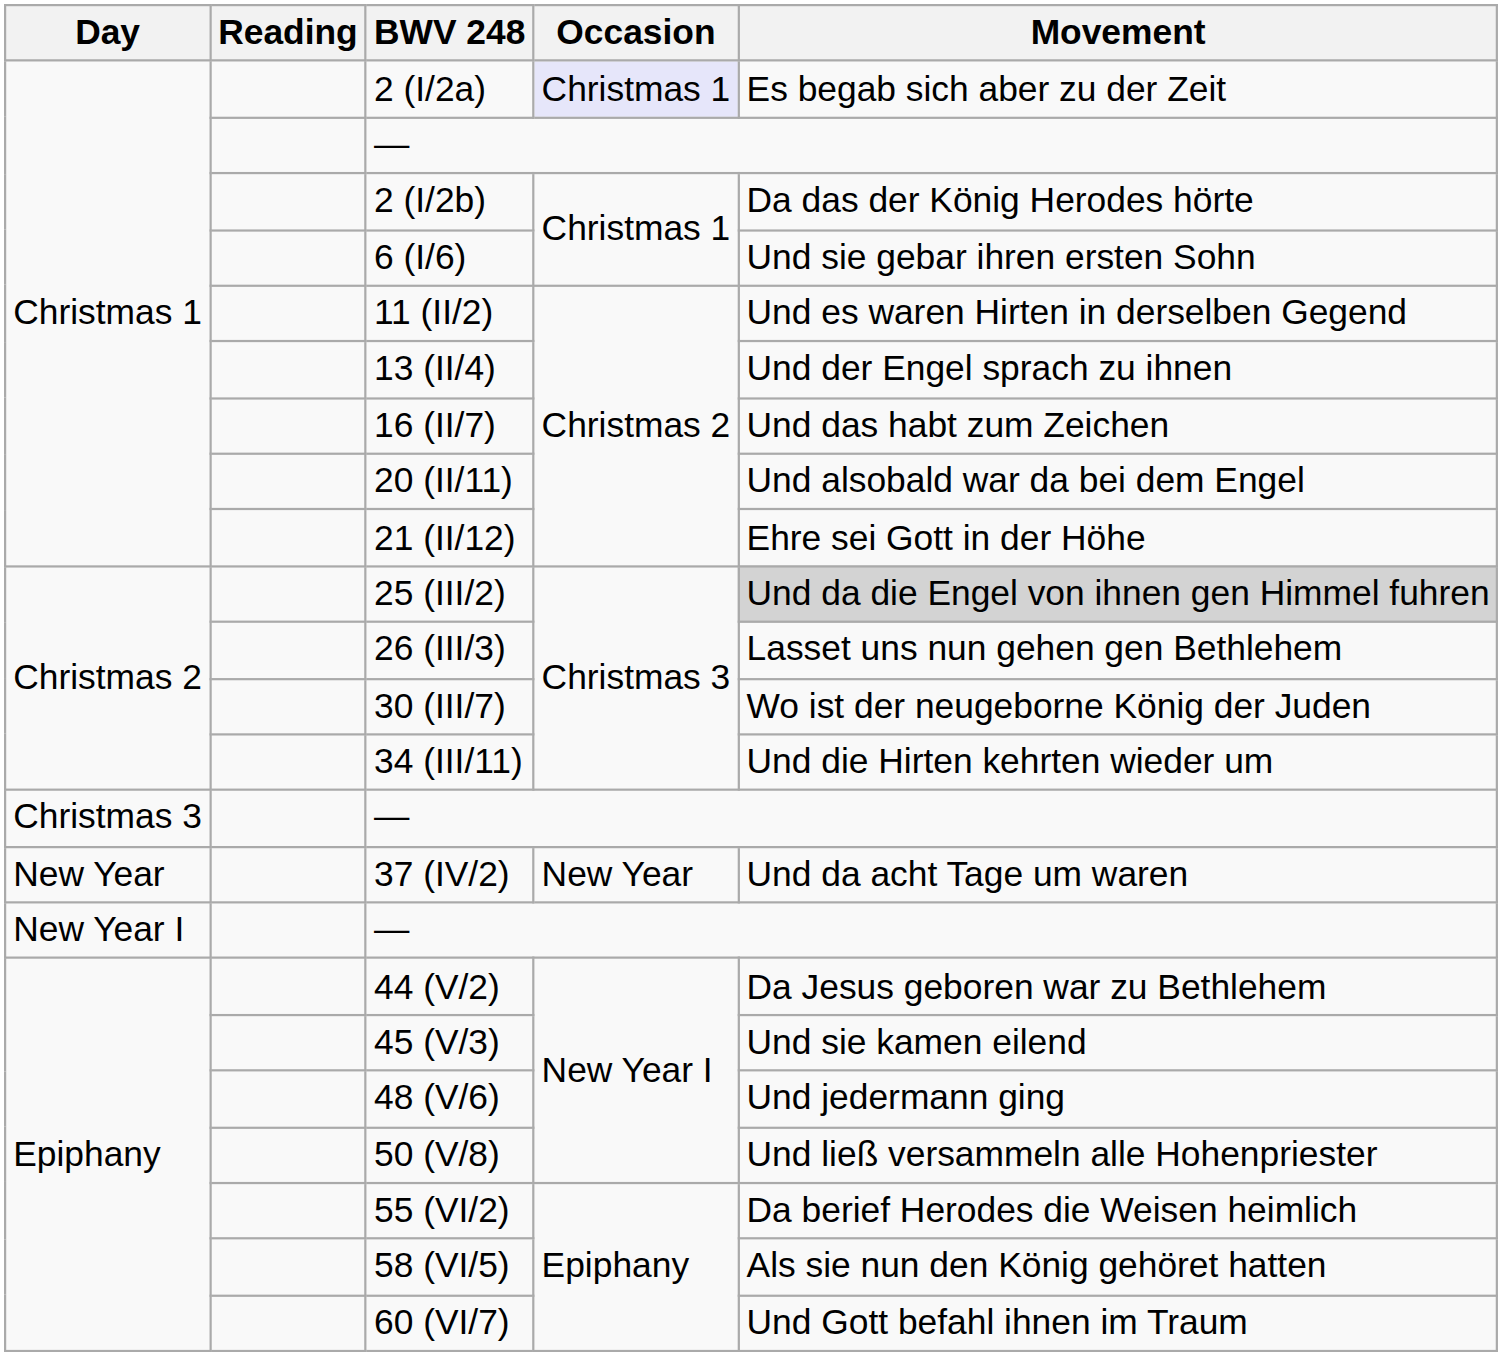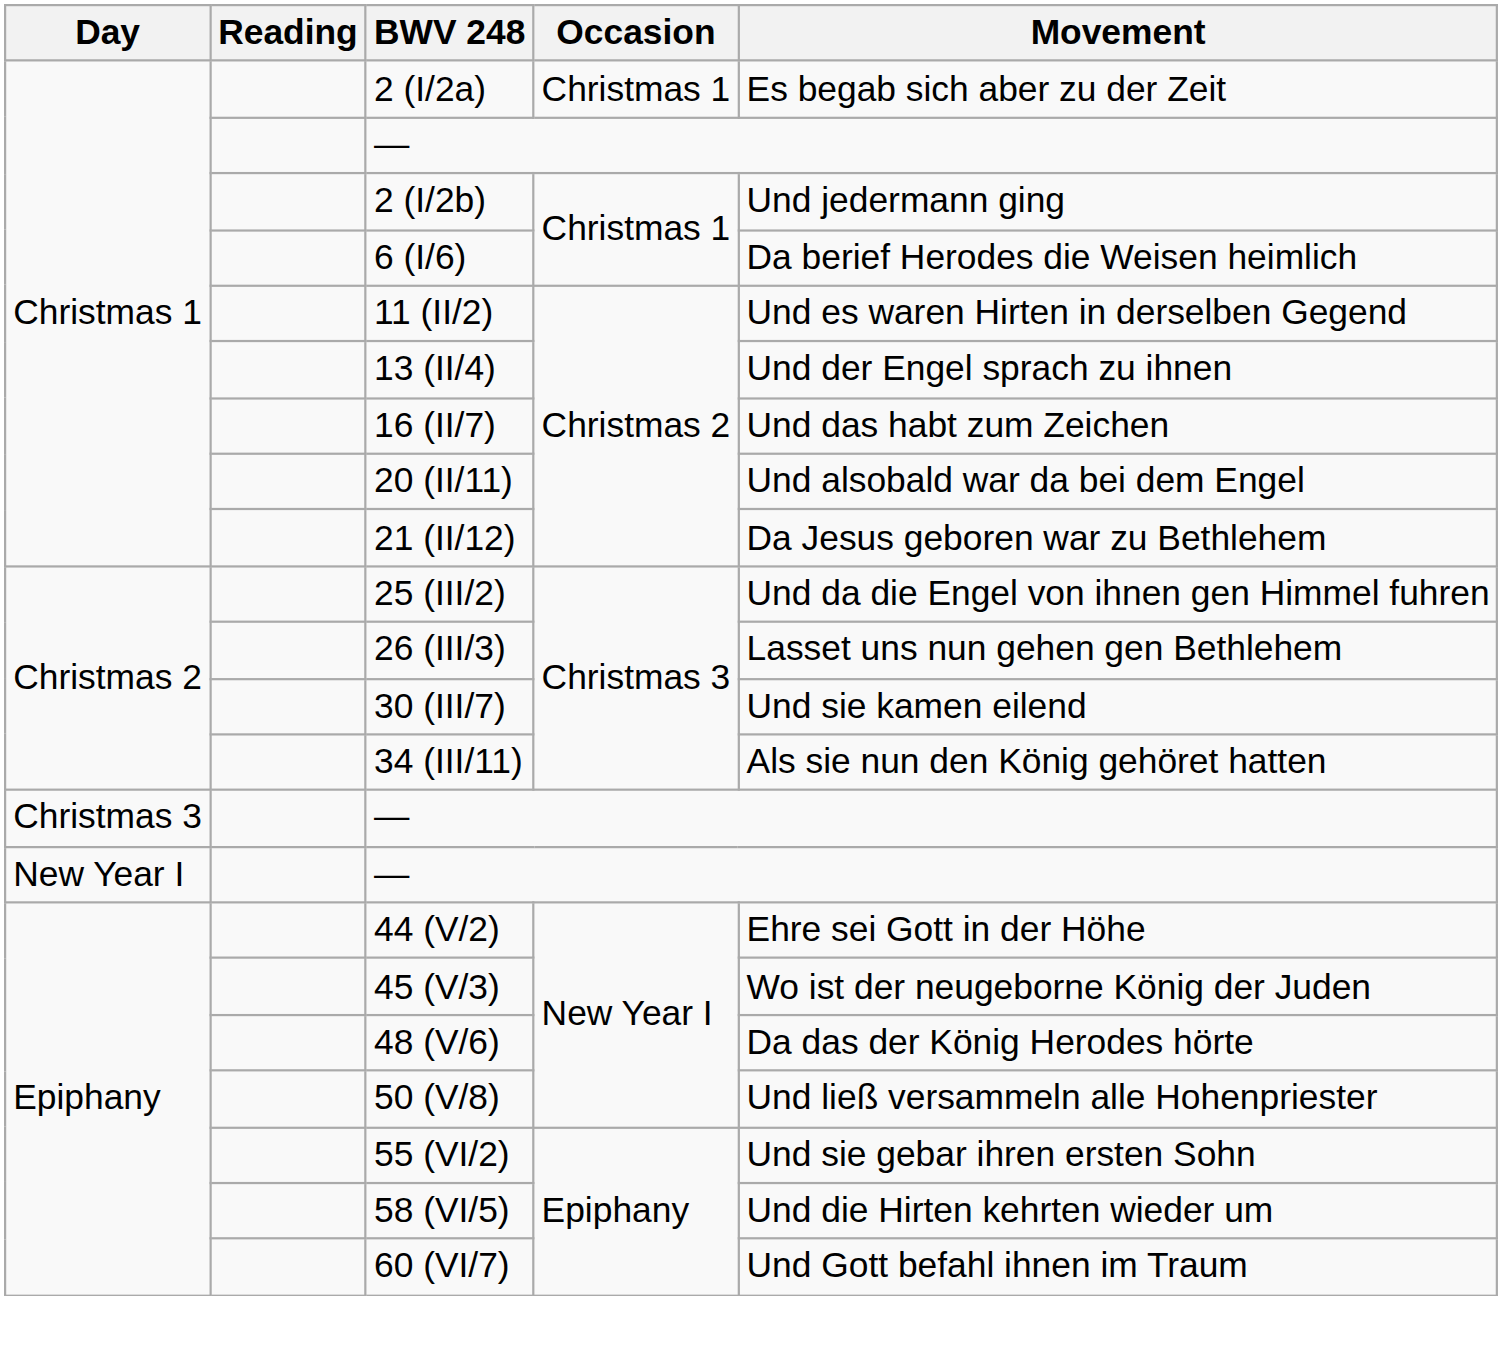(636, 88) lavender background -> (636, 88) no background
(1000, 200) Da das der König Herodes hörte -> (906, 200) Und jedermann ging
(1001, 256) Und sie gebar ihren ersten Sohn -> (1052, 256) Da berief Herodes die Weisen heimlich
(946, 537) Ehre sei Gott in der Höhe -> (1036, 537) Da Jesus geboren war zu Bethlehem
(1118, 593) lightgrey background -> (1118, 593) no background
(1059, 705) Wo ist der neugeborne König der Juden -> (917, 705) Und sie kamen eilend
(1010, 761) Und die Hirten kehrten wieder um -> (1037, 761) Als sie nun den König gehöret hatten
- row: (89, 873)
(1036, 985) Da Jesus geboren war zu Bethlehem -> (946, 929) Ehre sei Gott in der Höhe
(917, 1041) Und sie kamen eilend -> (1059, 985) Wo ist der neugeborne König der Juden
(906, 1098) Und jedermann ging -> (1000, 1041) Da das der König Herodes hörte
(1052, 1210) Da berief Herodes die Weisen heimlich -> (1001, 1154) Und sie gebar ihren ersten Sohn
(1037, 1266) Als sie nun den König gehöret hatten -> (1010, 1210) Und die Hirten kehrten wieder um
